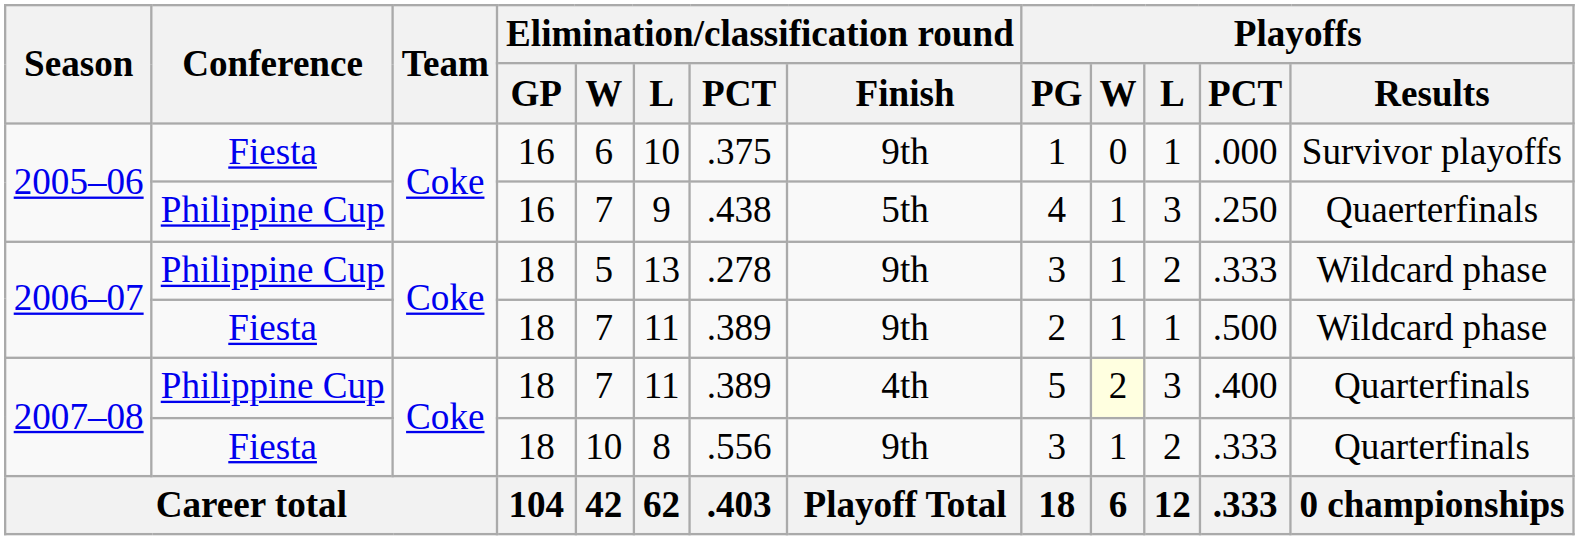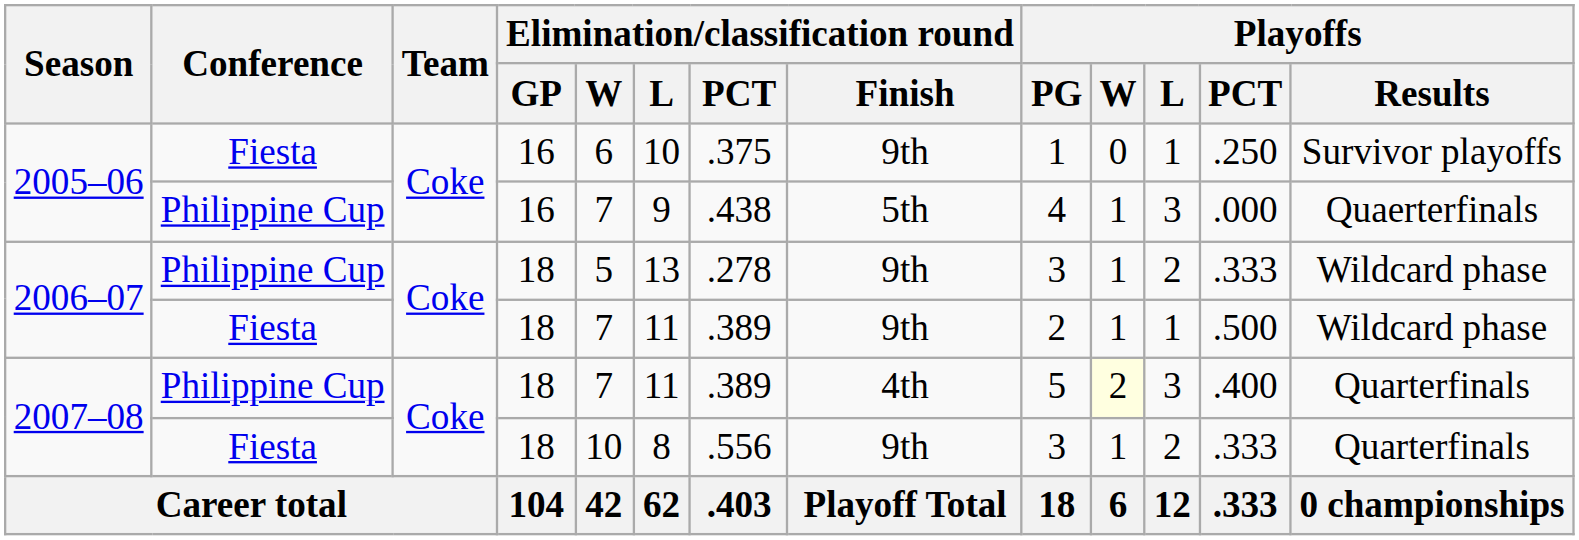(1245, 151) .000 -> (1245, 151) .250
(1245, 210) .250 -> (1245, 210) .000
